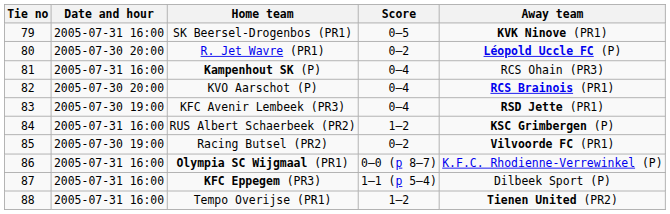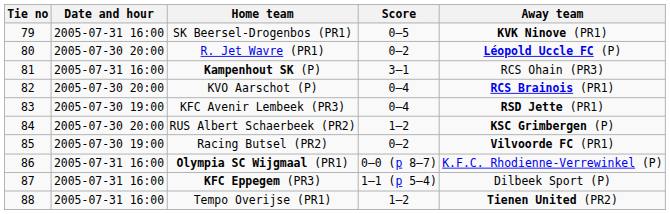(399, 70) 0–4 -> (399, 70) 3–1
(109, 126) 2005-07-31 16:00 -> (109, 126) 2005-07-30 20:00
